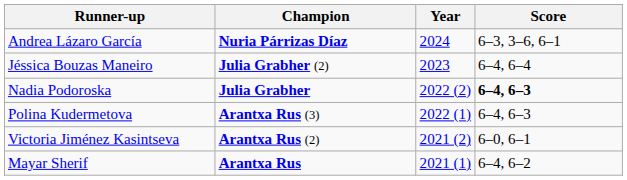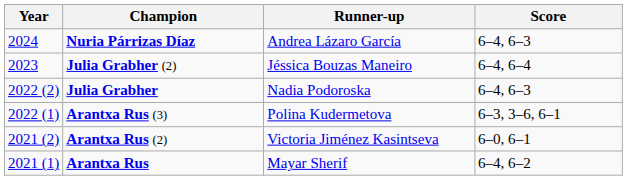columns swapped: (445, 16) <-> (110, 16)
(519, 40) 6–3, 3–6, 6–1 -> (504, 40) 6–4, 6–3
(504, 89) bold -> (504, 89) normal
(504, 113) 6–4, 6–3 -> (519, 113) 6–3, 3–6, 6–1
